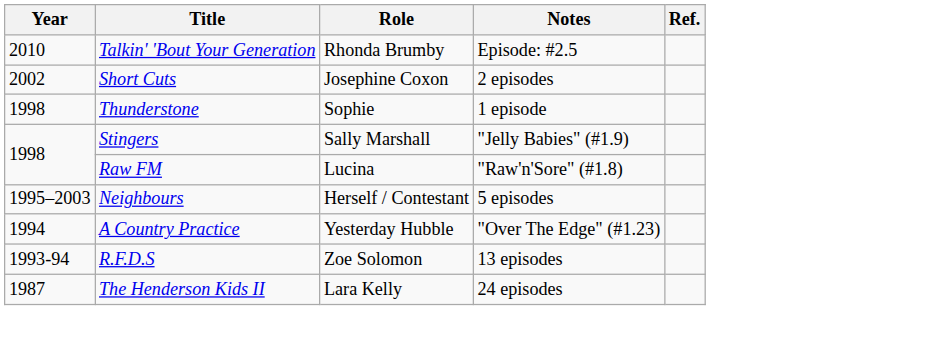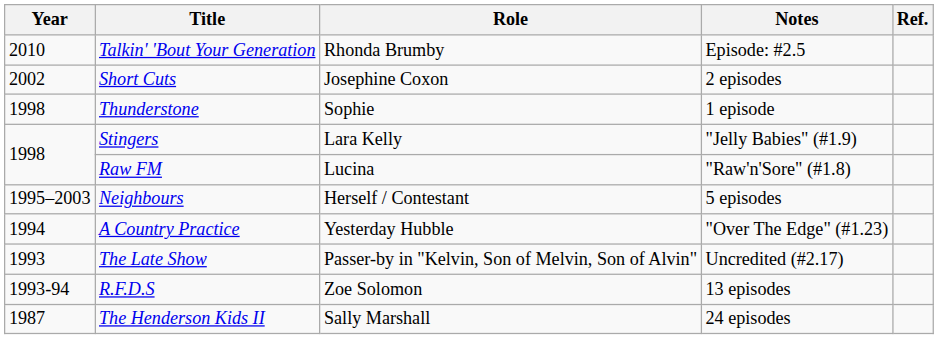(377, 139) Sally Marshall -> (363, 139) Lara Kelly
+ row: (153, 259)
(363, 289) Lara Kelly -> (377, 319) Sally Marshall
